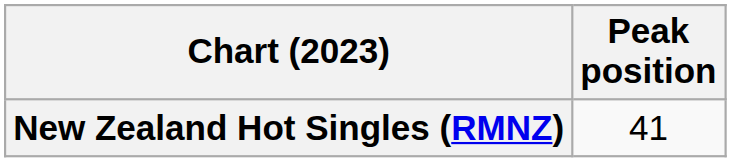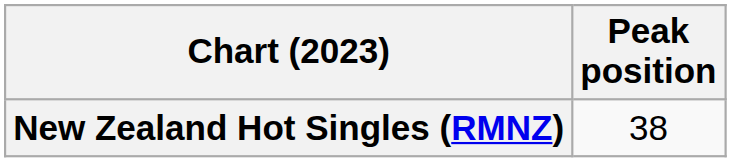(648, 127) 41 -> (648, 127) 38
